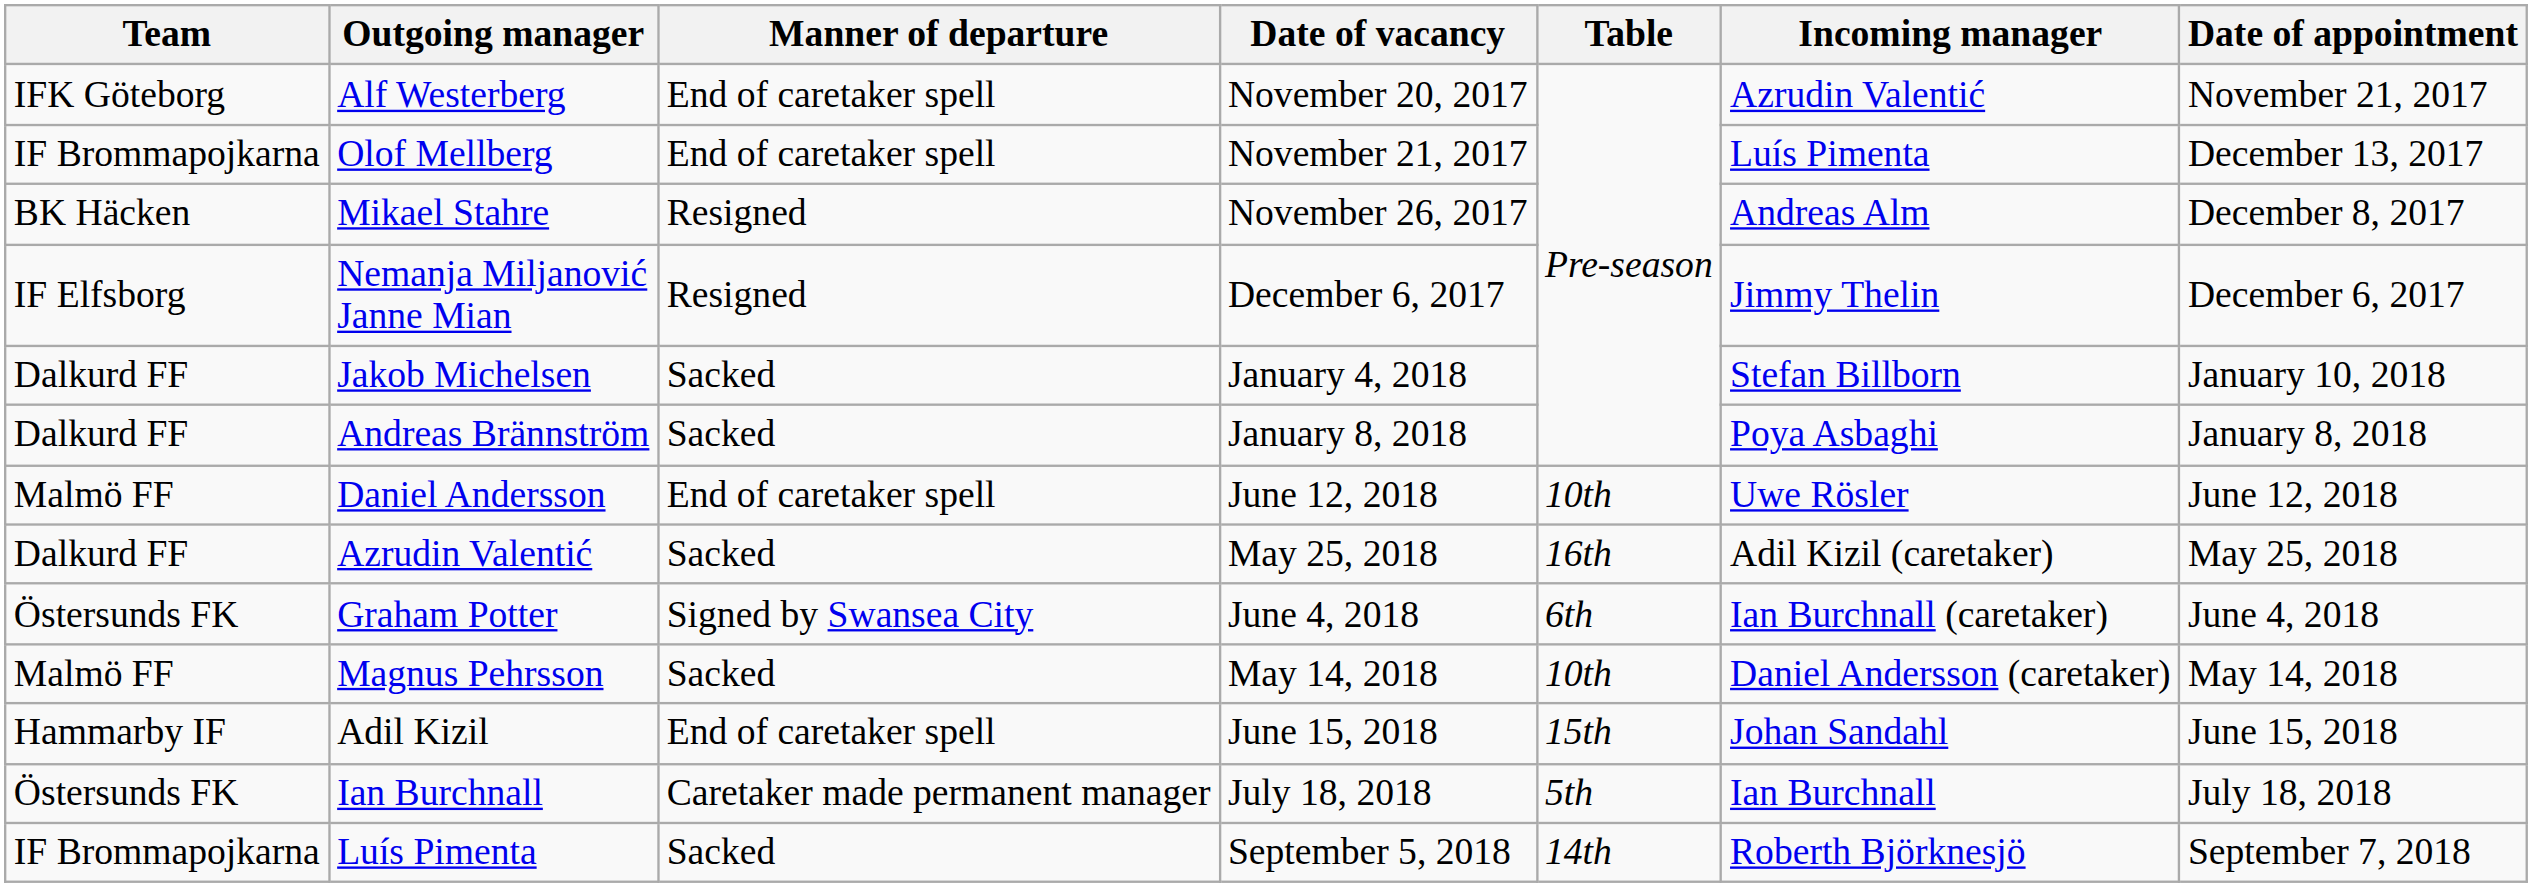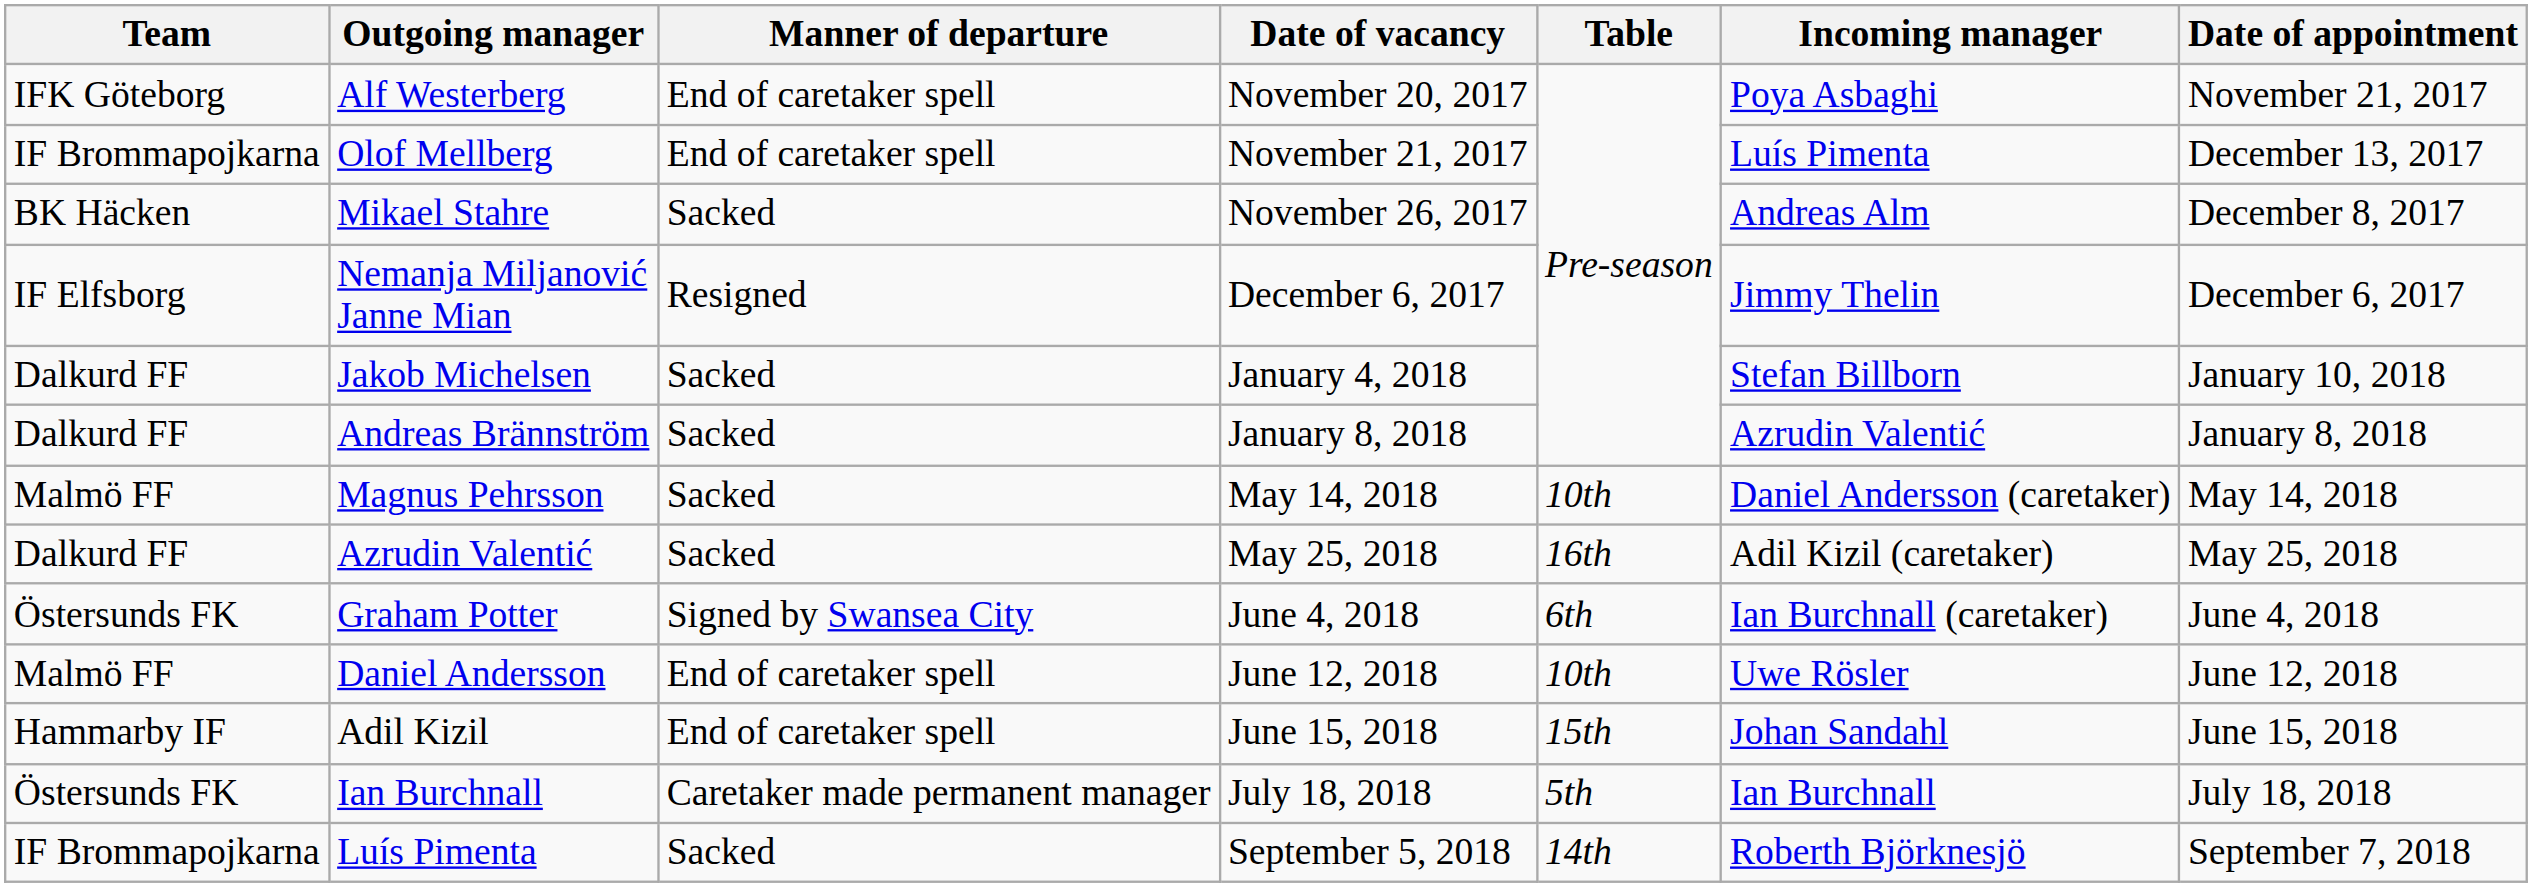(1858, 93) Azrudin Valentić -> (1834, 93) Poya Asbaghi
(737, 213) Resigned -> (721, 213) Sacked
(1834, 434) Poya Asbaghi -> (1858, 434) Azrudin Valentić
rows swapped: (470, 672) <-> (471, 494)
